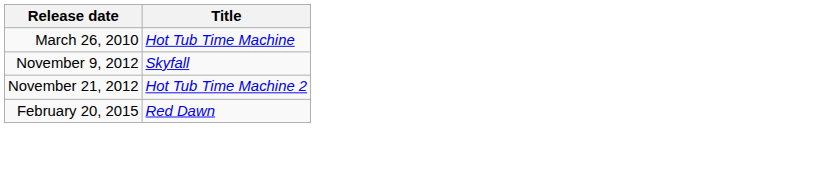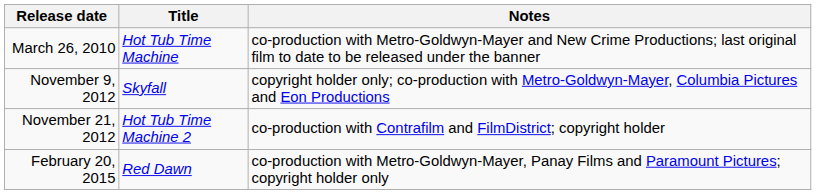+ column: (529, 16)
